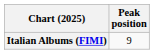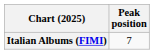(129, 40) 9 -> (129, 40) 7
